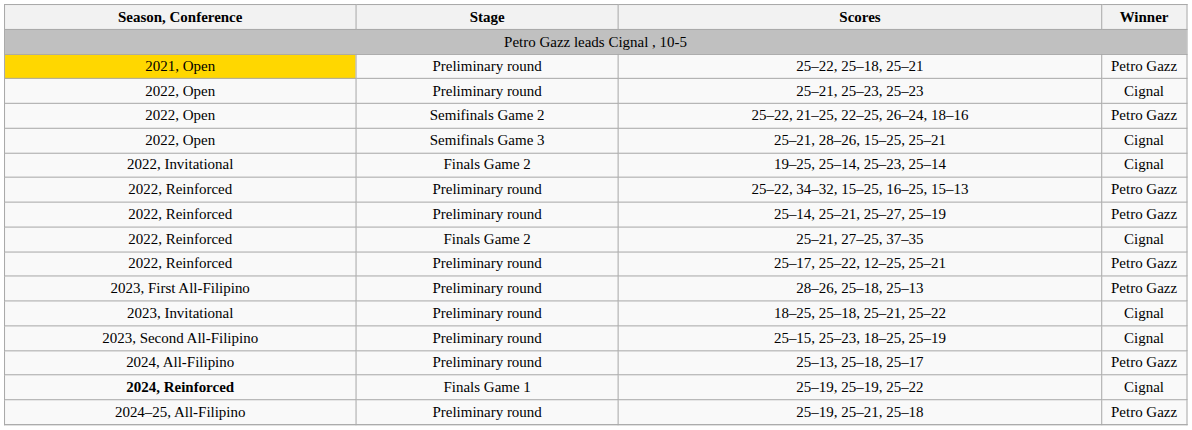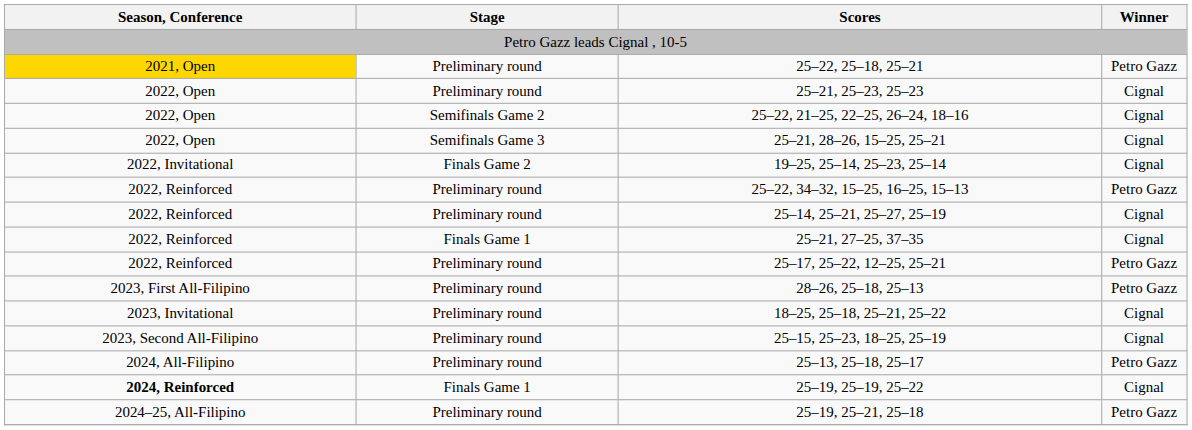(1144, 116) Petro Gazz -> (1144, 116) Cignal
(1144, 214) Petro Gazz -> (1144, 214) Cignal
(487, 239) Finals Game 2 -> (487, 239) Finals Game 1
